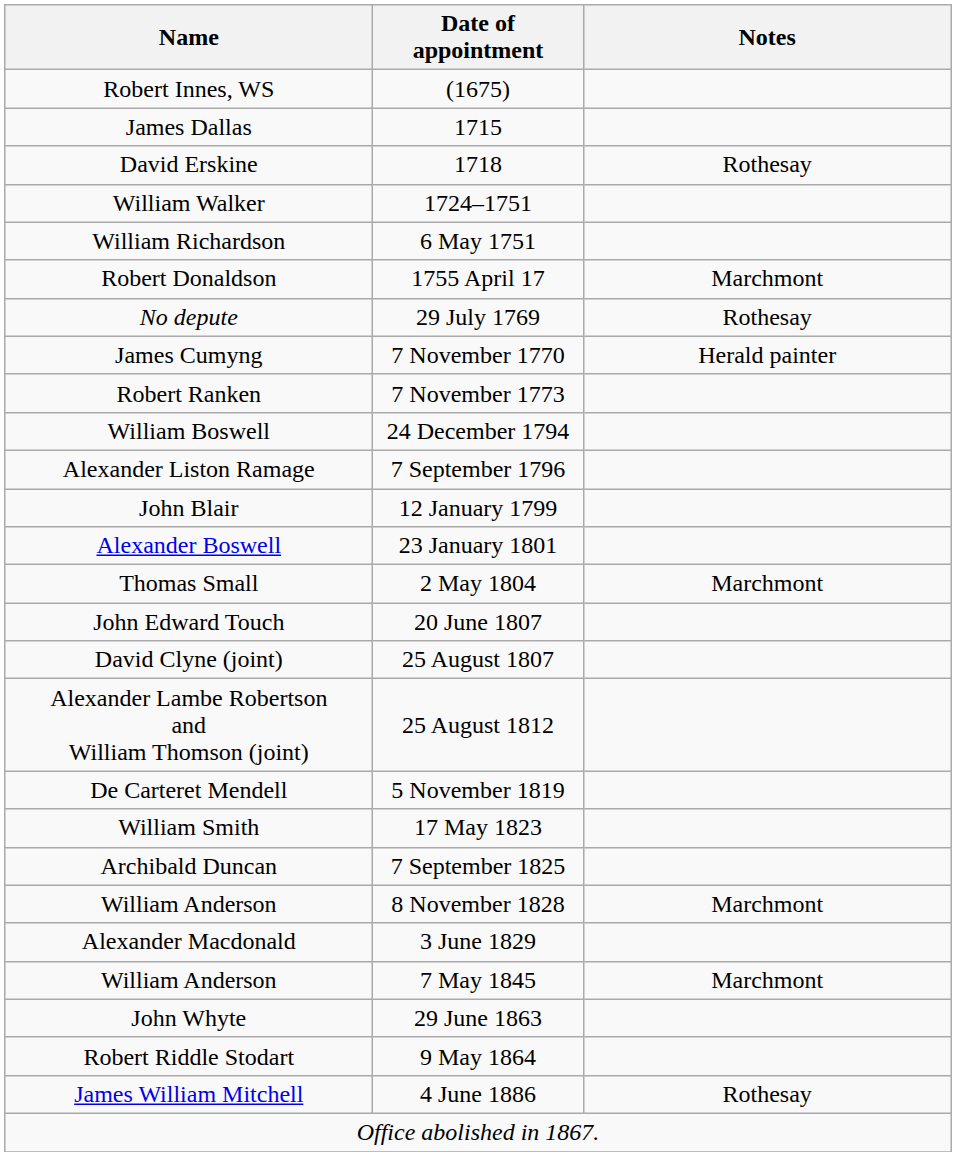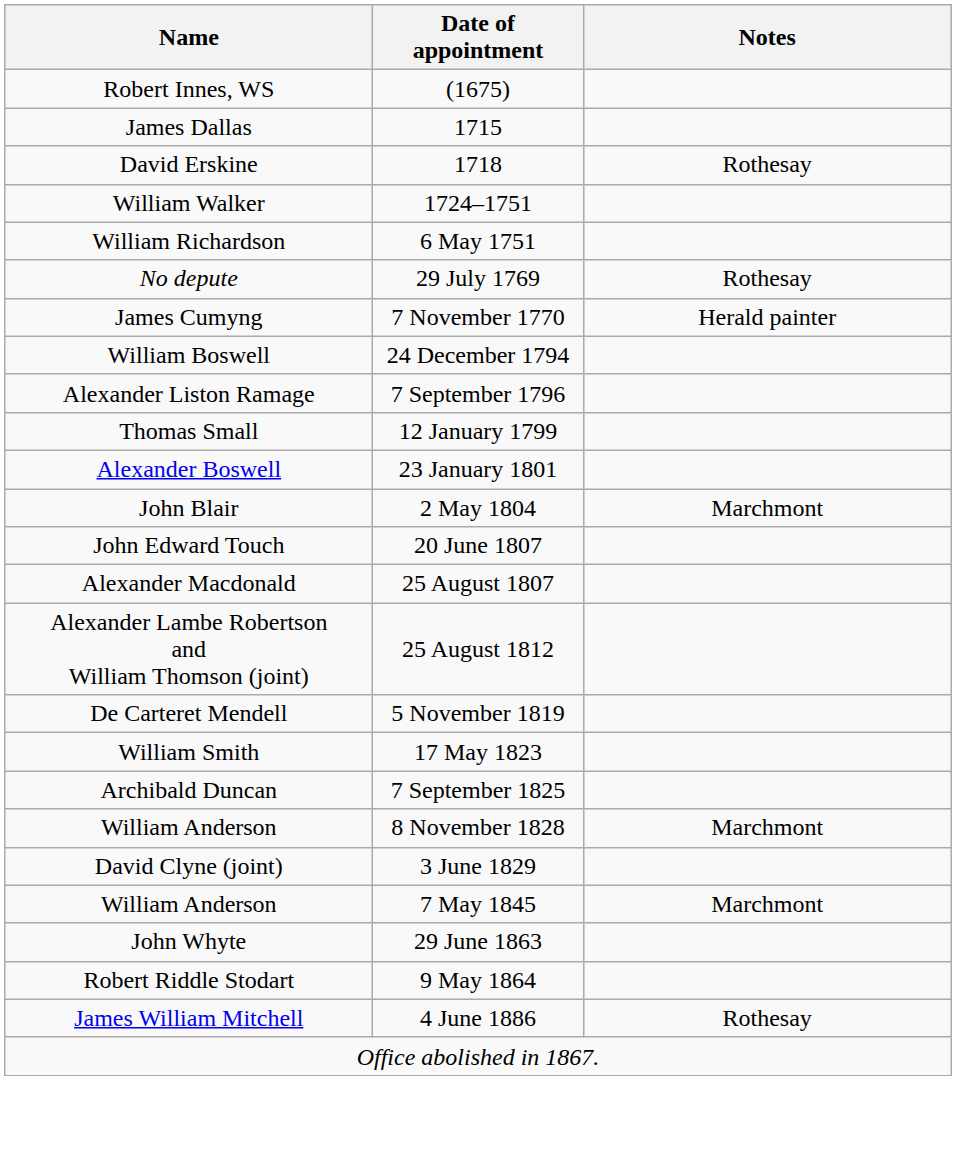- row: (478, 278)
- row: (478, 393)
(189, 507) John Blair -> (189, 431) Thomas Small
(189, 583) Thomas Small -> (189, 507) John Blair
(189, 659) David Clyne (joint) -> (189, 583) Alexander Macdonald
(189, 941) Alexander Macdonald -> (189, 865) David Clyne (joint)
